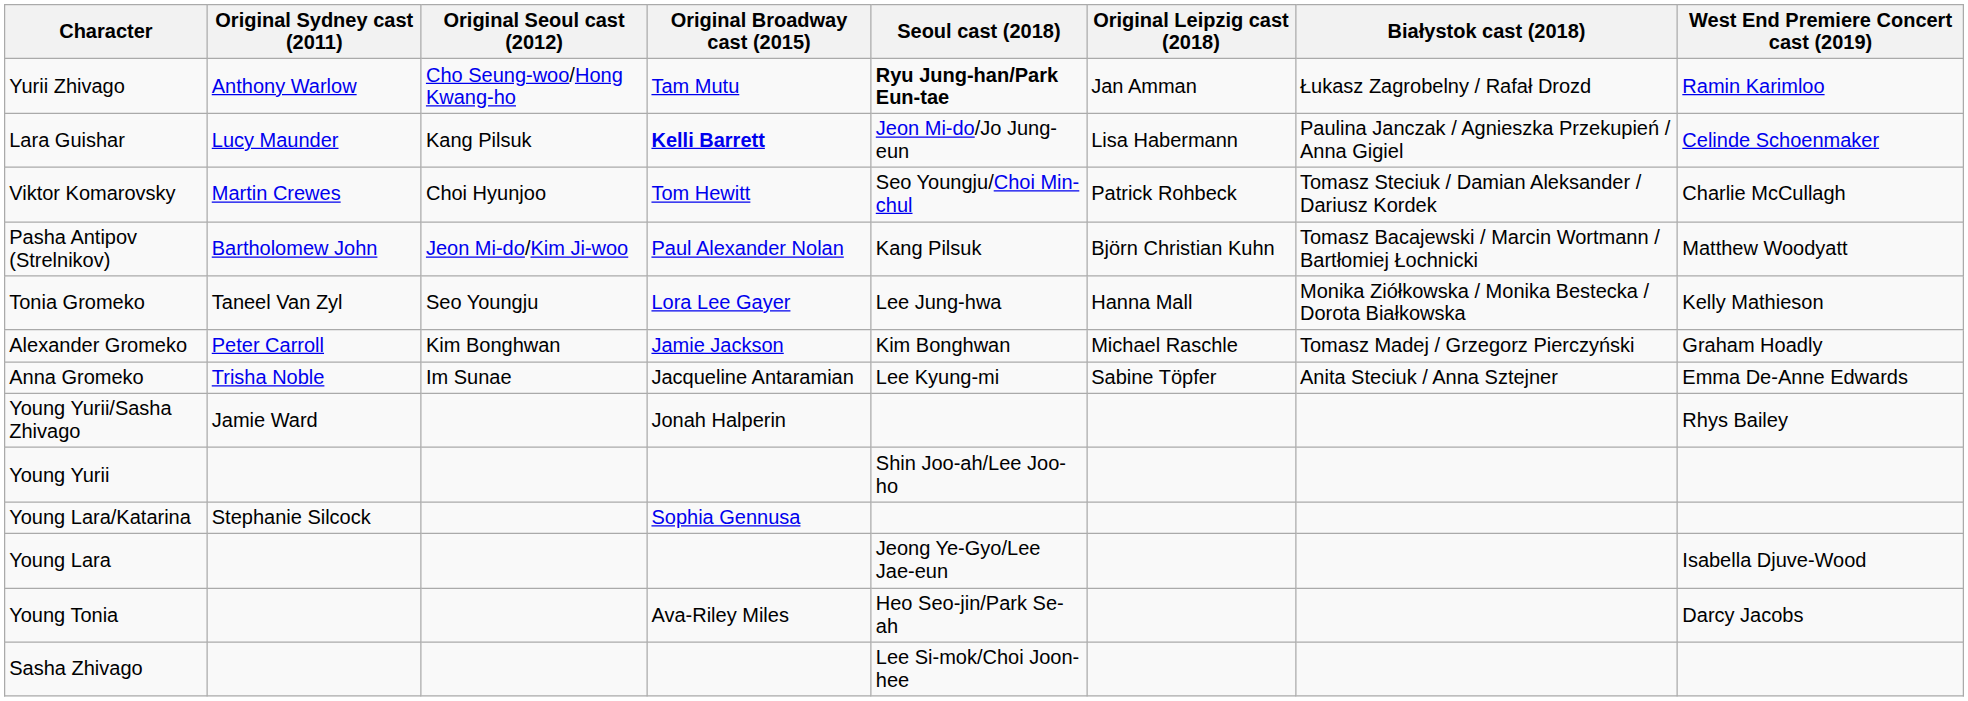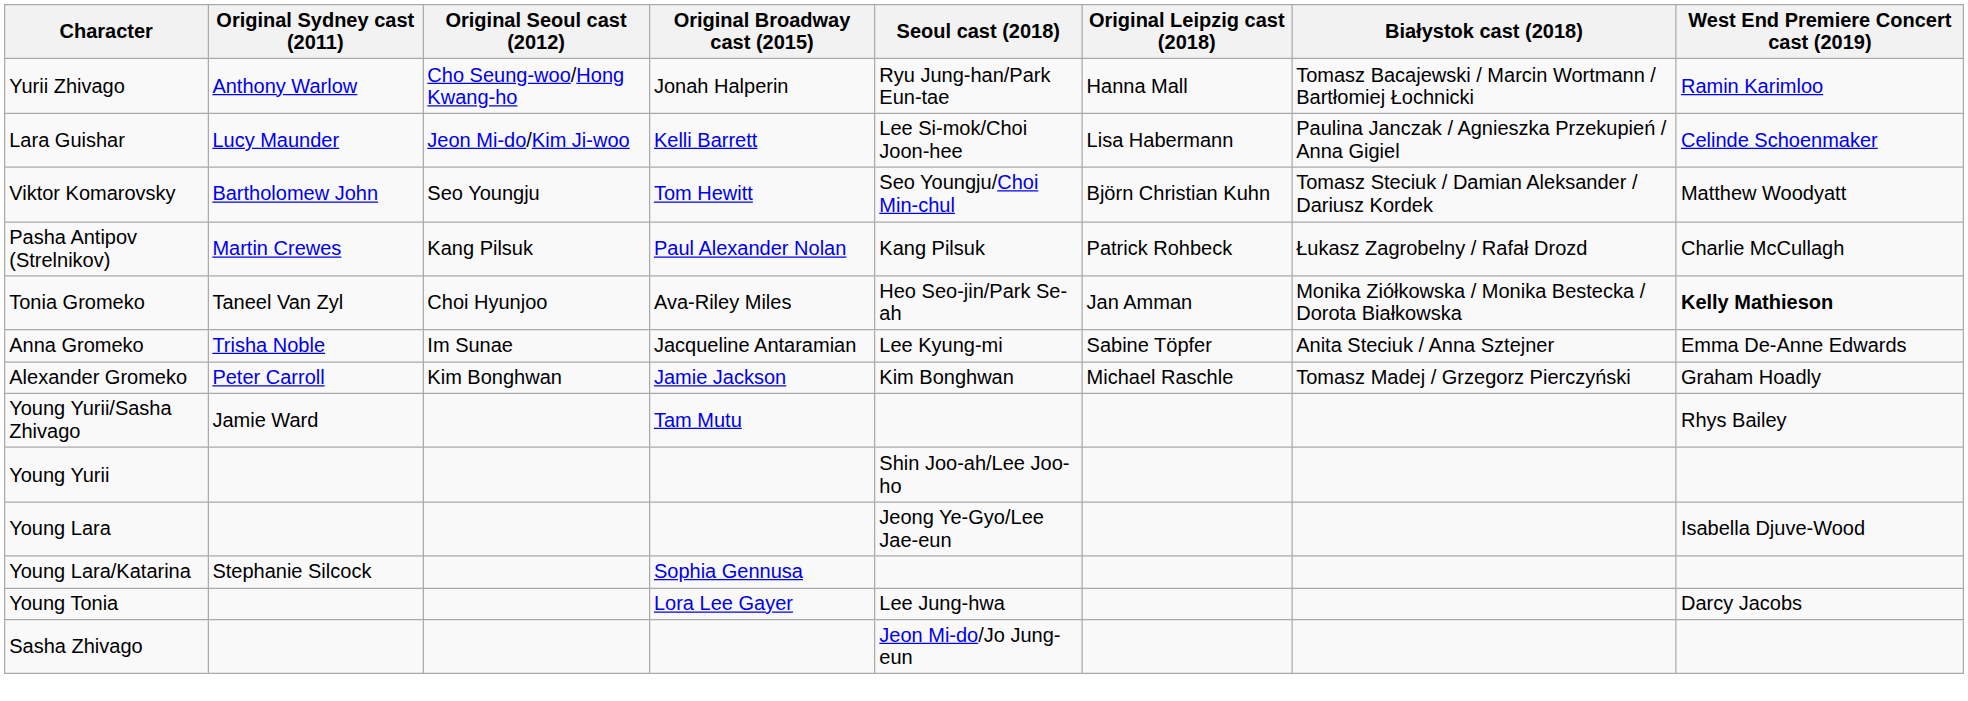(695, 85) Tam Mutu -> (721, 85) Jonah Halperin
(967, 85) bold -> (965, 85) normal
(1144, 85) Jan Amman -> (1137, 85) Hanna Mall
(1446, 85) Łukasz Zagrobelny / Rafał Drozd -> (1476, 85) Tomasz Bacajewski / Marcin Wortmann / Bartłomiej Łochnicki
(479, 140) Kang Pilsuk -> (529, 140) Jeon Mi-do/Kim Ji-woo
(708, 140) bold -> (706, 140) normal
(966, 140) Jeon Mi-do/Jo Jung-eun -> (953, 140) Lee Si-mok/Choi Joon-hee
(276, 194) Martin Crewes -> (295, 194) Bartholomew John
(486, 194) Choi Hyunjoo -> (484, 194) Seo Youngju
(1164, 194) Patrick Rohbeck -> (1178, 194) Björn Christian Kuhn
(1764, 194) Charlie McCullagh -> (1764, 194) Matthew Woodyatt
(295, 248) Bartholomew John -> (277, 248) Martin Crewes
(527, 248) Jeon Mi-do/Kim Ji-woo -> (480, 248) Kang Pilsuk
(1183, 248) Björn Christian Kuhn -> (1159, 248) Patrick Rohbeck
(1480, 248) Tomasz Bacajewski / Marcin Wortmann / Bartłomiej Łochnicki -> (1442, 248) Łukasz Zagrobelny / Rafał Drozd
(1765, 248) Matthew Woodyatt -> (1763, 248) Charlie McCullagh
(482, 302) Seo Youngju -> (487, 302) Choi Hyunjoo
(721, 302) Lora Lee Gayer -> (723, 302) Ava-Riley Miles
(939, 302) Lee Jung-hwa -> (973, 302) Heo Seo-jin/Park Se-ah
(1142, 302) Hanna Mall -> (1139, 302) Jan Amman
(1753, 302) normal -> (1757, 302) bold
rows swapped: (98, 345) <-> (76, 377)
(719, 420) Jonah Halperin -> (698, 420) Tam Mutu
rows swapped: (100, 517) <-> (60, 560)
(720, 614) Ava-Riley Miles -> (723, 603) Lora Lee Gayer
(970, 614) Heo Seo-jin/Park Se-ah -> (942, 603) Lee Jung-hwa
(978, 668) Lee Si-mok/Choi Joon-hee -> (970, 646) Jeon Mi-do/Jo Jung-eun
